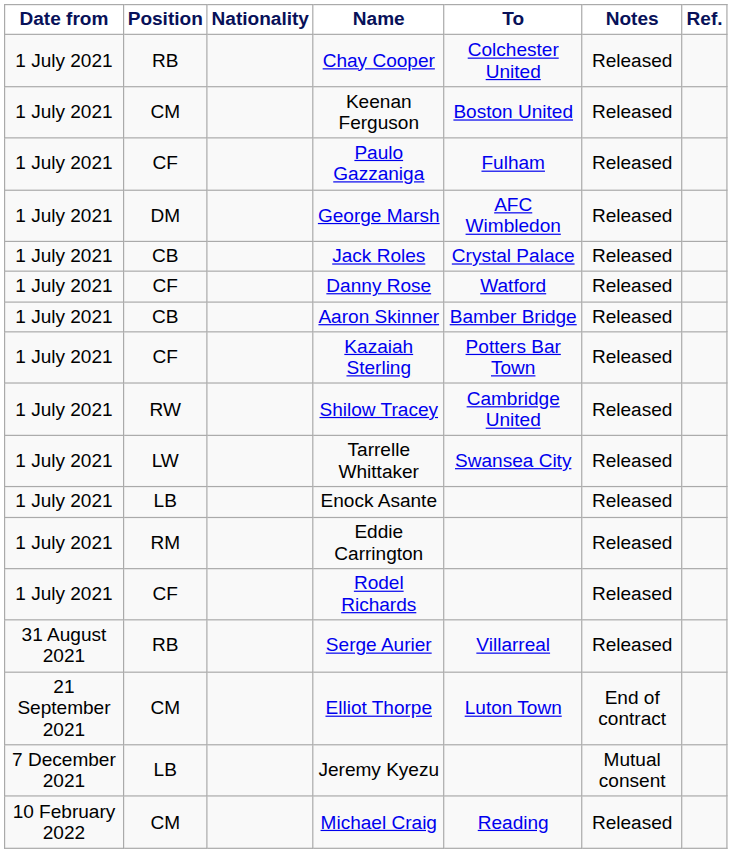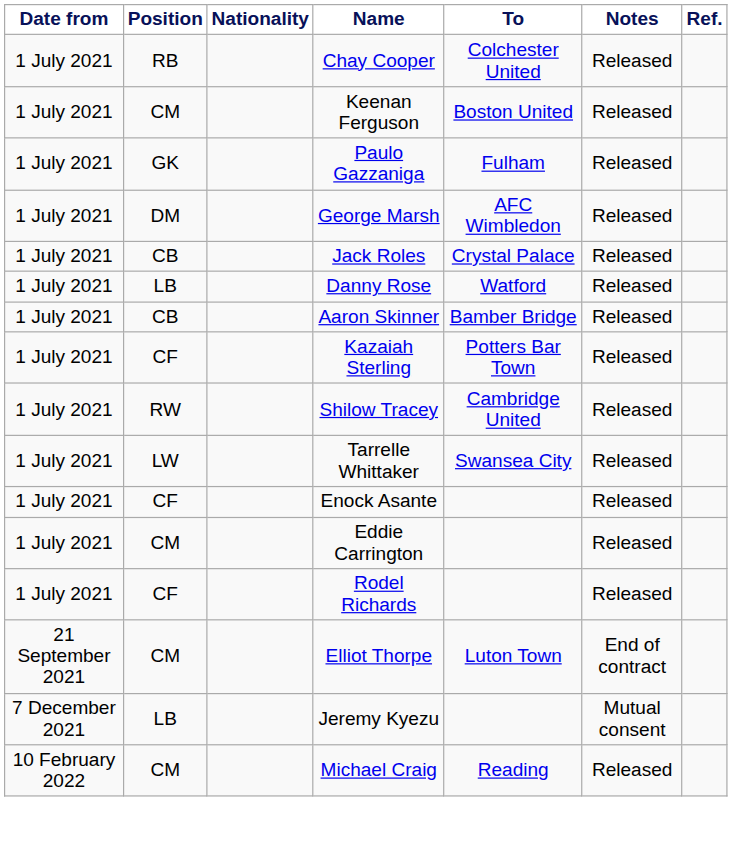(165, 163) CF -> (165, 163) GK
(165, 286) CF -> (165, 286) LB
(165, 501) LB -> (165, 501) CF
(165, 542) RM -> (165, 542) CM
- row: (379, 645)
